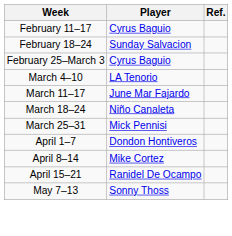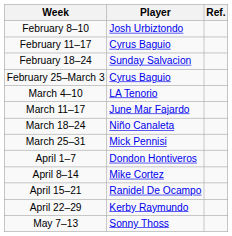+ row: (56, 28)
+ row: (56, 207)
